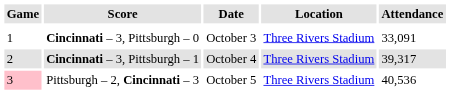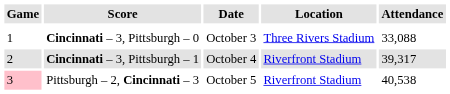(399, 37) 33,091 -> (399, 37) 33,088
(319, 58) Three Rivers Stadium -> (312, 58) Riverfront Stadium
(319, 80) Three Rivers Stadium -> (312, 80) Riverfront Stadium
(399, 80) 40,536 -> (399, 80) 40,538
